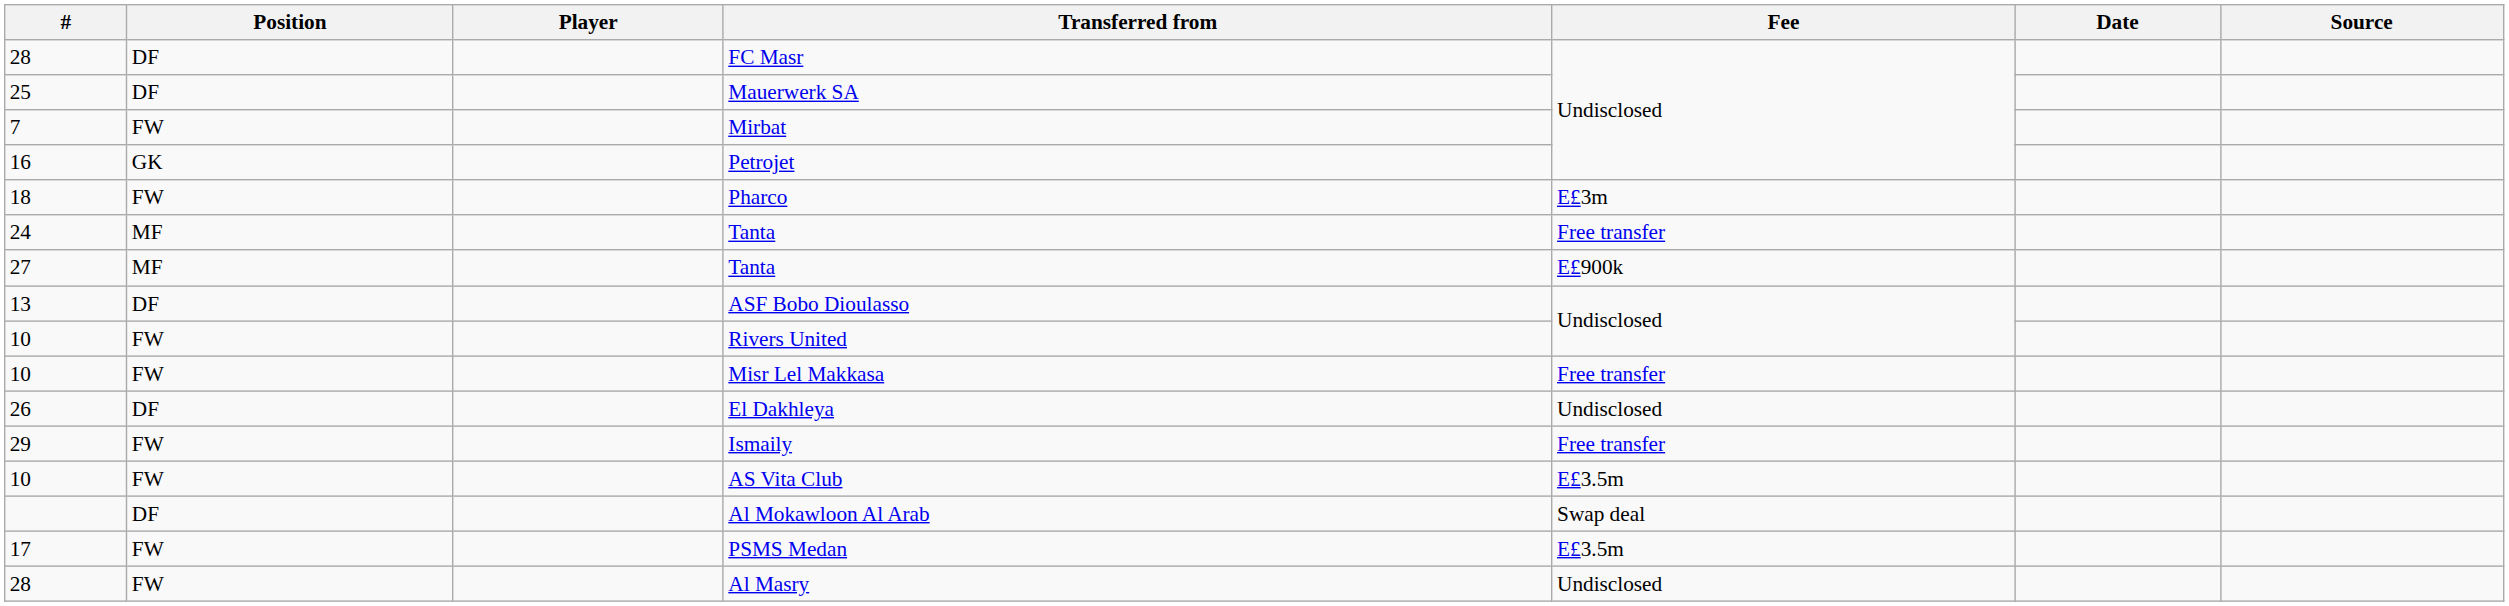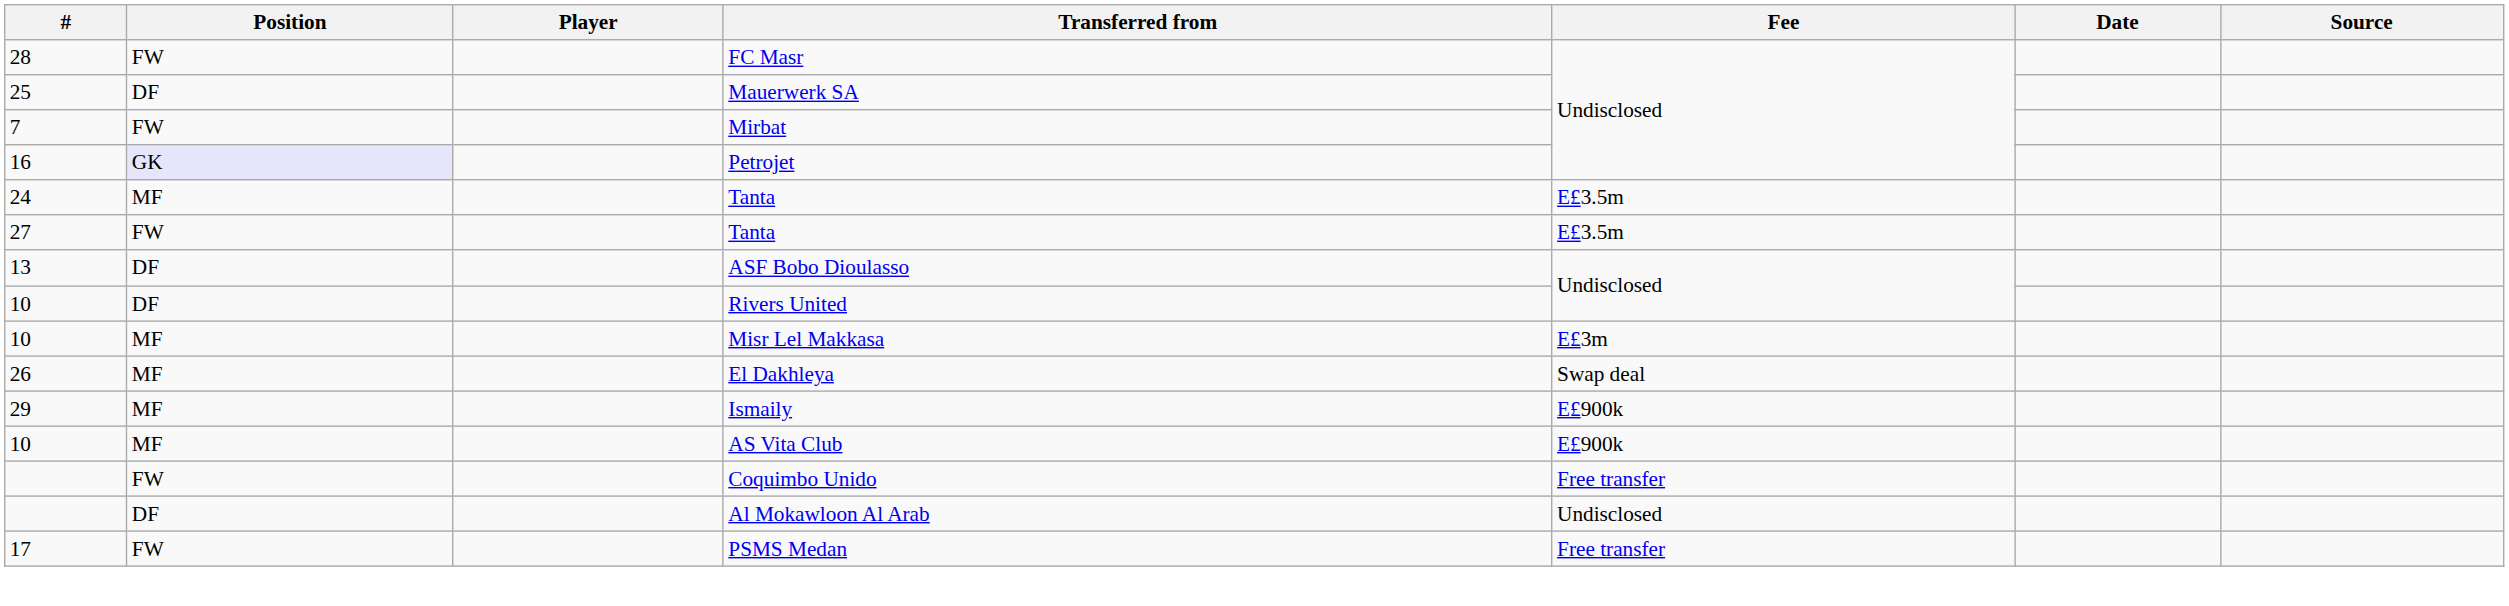(145, 57) DF -> (148, 57) FW
(147, 162) no background -> (147, 162) lavender background
- row: (20, 197)
(1611, 232) Free transfer -> (1590, 197) E£3.5m
(147, 267) MF -> (148, 232) FW
(1590, 267) E£900k -> (1590, 232) E£3.5m
(148, 338) FW -> (145, 302) DF
(148, 373) FW -> (147, 338) MF
(1611, 373) Free transfer -> (1582, 338) E£3m
(145, 408) DF -> (147, 373) MF
(1610, 408) Undisclosed -> (1601, 373) Swap deal
(148, 443) FW -> (147, 408) MF
(1611, 443) Free transfer -> (1590, 408) E£900k
(148, 478) FW -> (147, 443) MF
(1590, 478) E£3.5m -> (1590, 443) E£900k
+ row: (66, 479)
(1601, 513) Swap deal -> (1610, 513) Undisclosed
(1590, 548) E£3.5m -> (1611, 548) Free transfer
- row: (20, 583)
